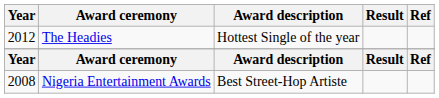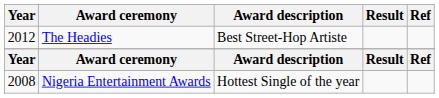(288, 37) Hottest Single of the year -> (282, 37) Best Street-Hop Artiste
(282, 81) Best Street-Hop Artiste -> (288, 81) Hottest Single of the year
